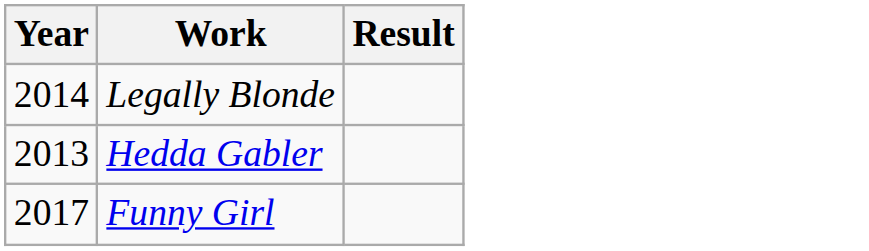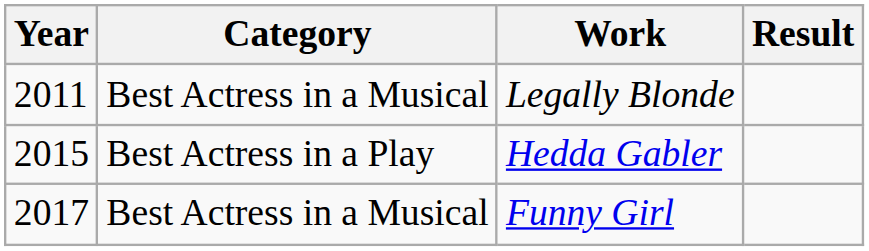+ column: (297, 34)
(51, 93) 2014 -> (51, 93) 2011
(51, 153) 2013 -> (51, 153) 2015
